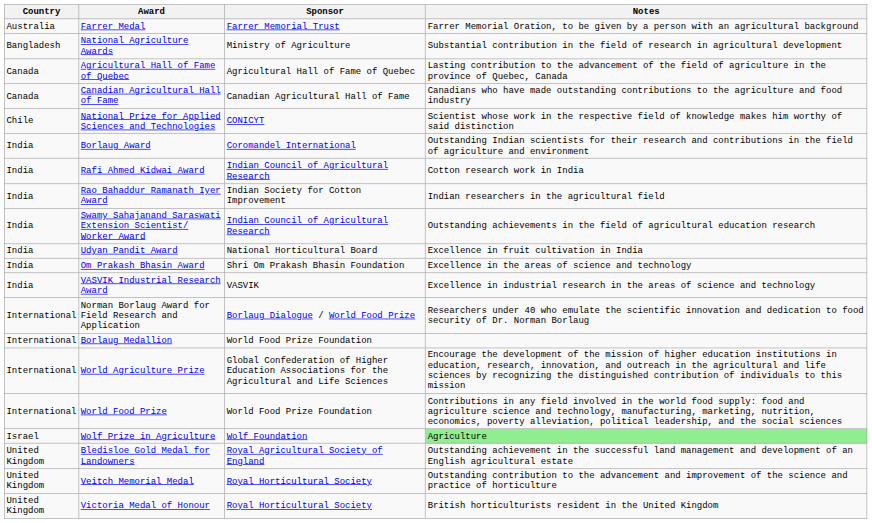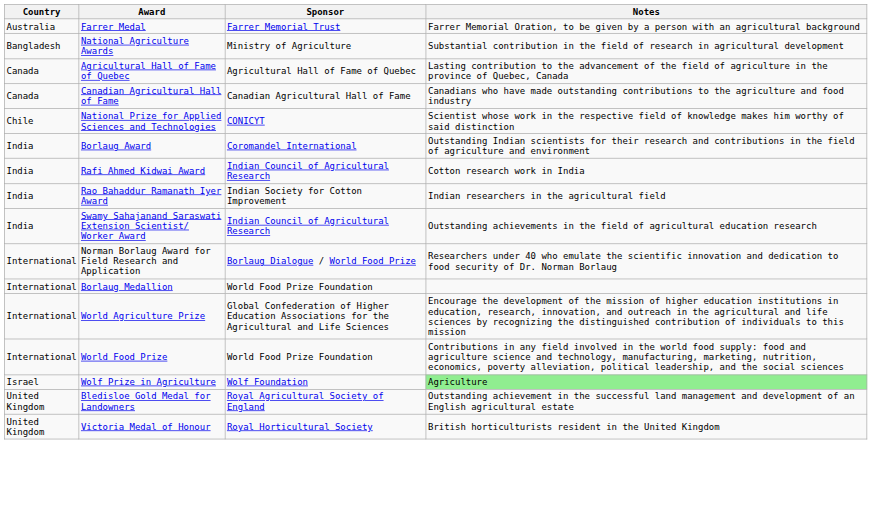- row: (129, 251)
- row: (143, 266)
- row: (151, 285)
- row: (137, 481)
